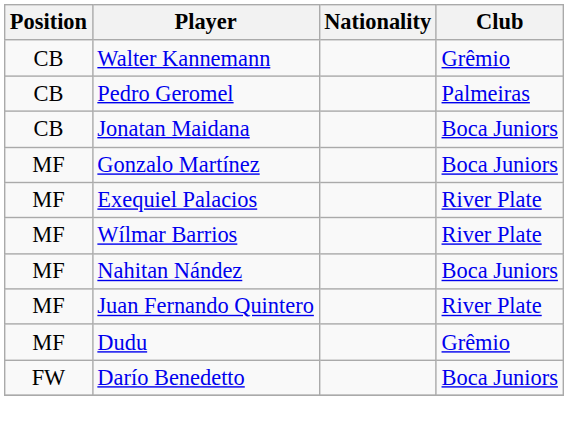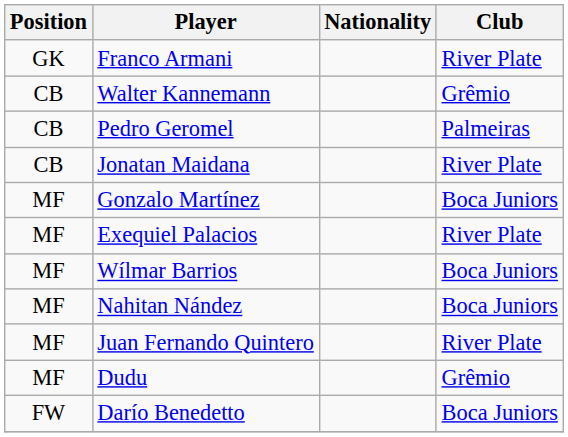+ row: (165, 57)
(500, 128) Boca Juniors -> (492, 164) River Plate
(492, 235) River Plate -> (500, 270) Boca Juniors
